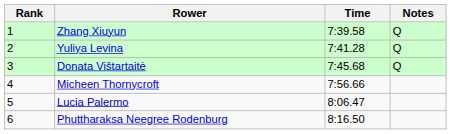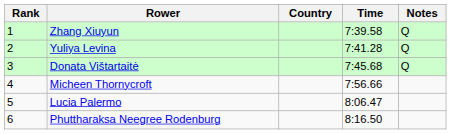+ column: (311, 13)
